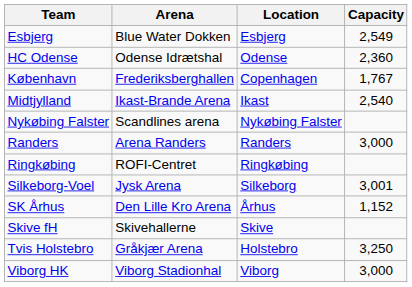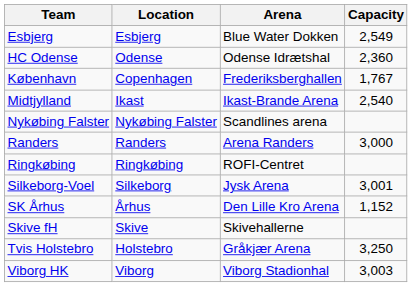columns swapped: (291, 15) <-> (175, 15)
(376, 270) 3,000 -> (376, 270) 3,003
